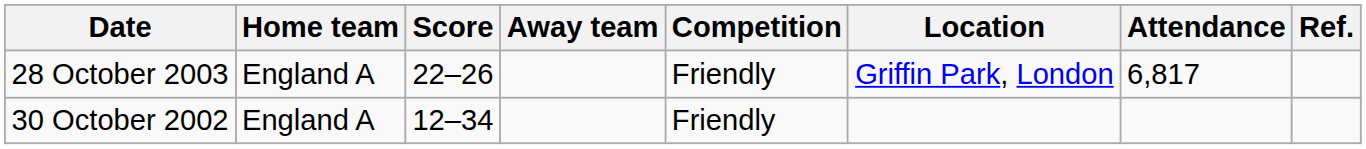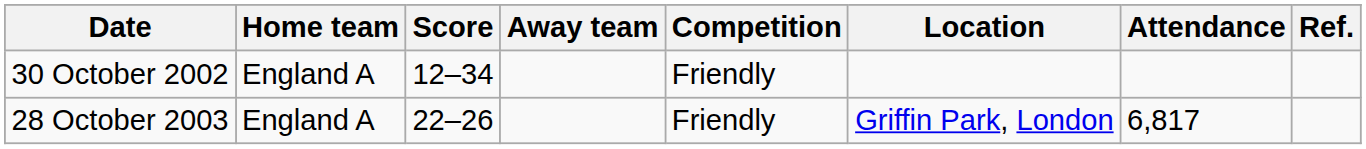rows swapped: (120, 119) <-> (120, 73)
